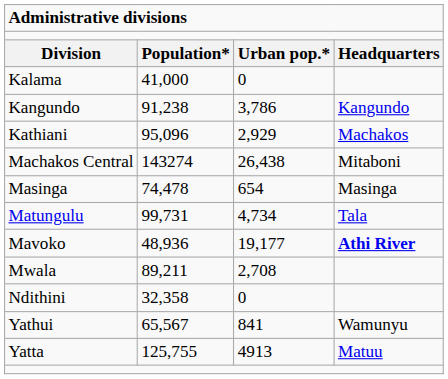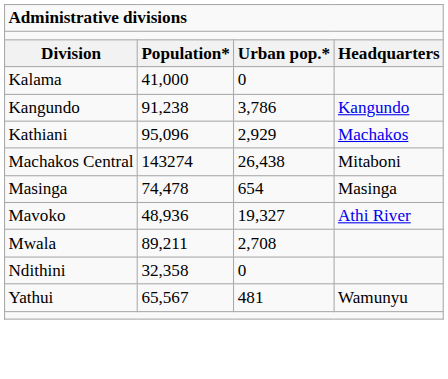- row: (46, 216)
(261, 243) 19,177 -> (261, 216) 19,327
(377, 243) bold -> (374, 216) normal
(251, 324) 841 -> (251, 297) 481
- row: (26, 351)
